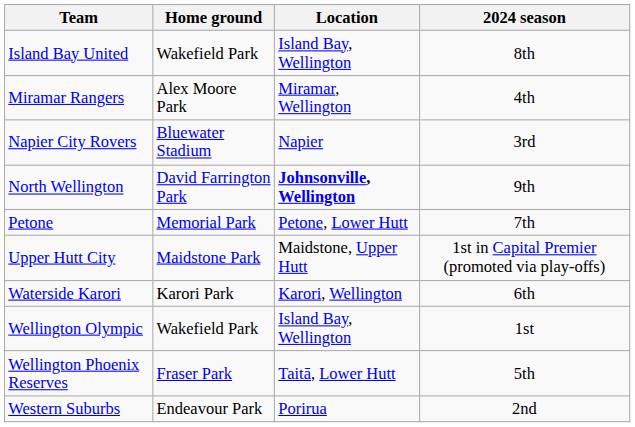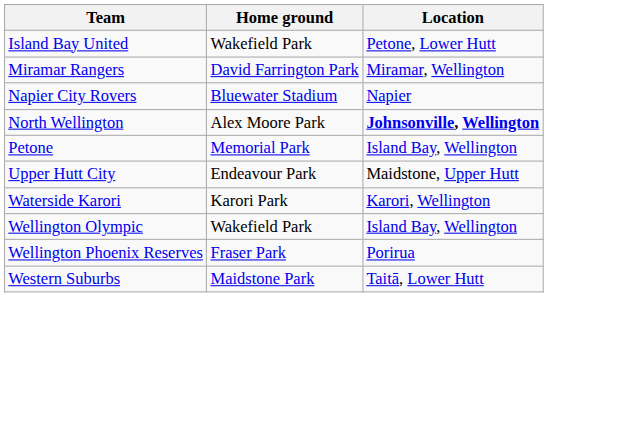- column: (524, 17)
(315, 52) Island Bay, Wellington -> (431, 43) Petone, Lower Hutt
(197, 97) Alex Moore Park -> (285, 69) David Farrington Park
(213, 187) David Farrington Park -> (268, 122) Alex Moore Park
(343, 222) Petone, Lower Hutt -> (442, 148) Island Bay, Wellington
(208, 257) Maidstone Park -> (263, 174) Endeavour Park
(337, 373) Taitā, Lower Hutt -> (391, 252) Porirua
(209, 408) Endeavour Park -> (262, 278) Maidstone Park
(303, 408) Porirua -> (425, 278) Taitā, Lower Hutt
